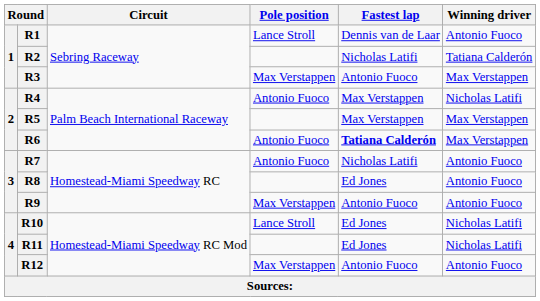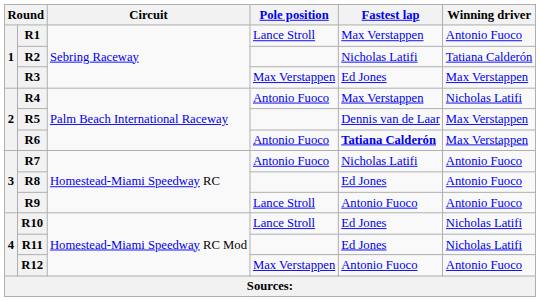(391, 35) Dennis van de Laar -> (382, 35) Max Verstappen
(379, 77) Antonio Fuoco -> (364, 77) Ed Jones
(382, 118) Max Verstappen -> (391, 118) Dennis van de Laar
(294, 202) Max Verstappen -> (284, 202) Lance Stroll
